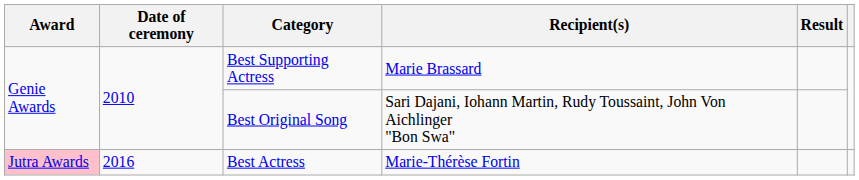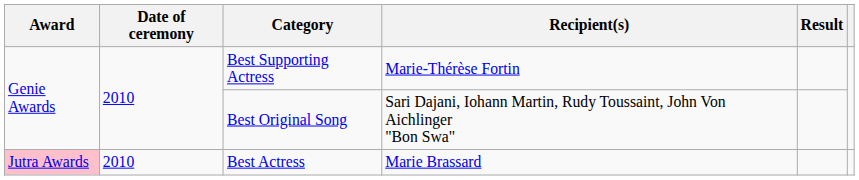(433, 68) Marie Brassard -> (452, 68) Marie-Thérèse Fortin
(119, 162) 2016 -> (119, 162) 2010
(452, 162) Marie-Thérèse Fortin -> (433, 162) Marie Brassard
